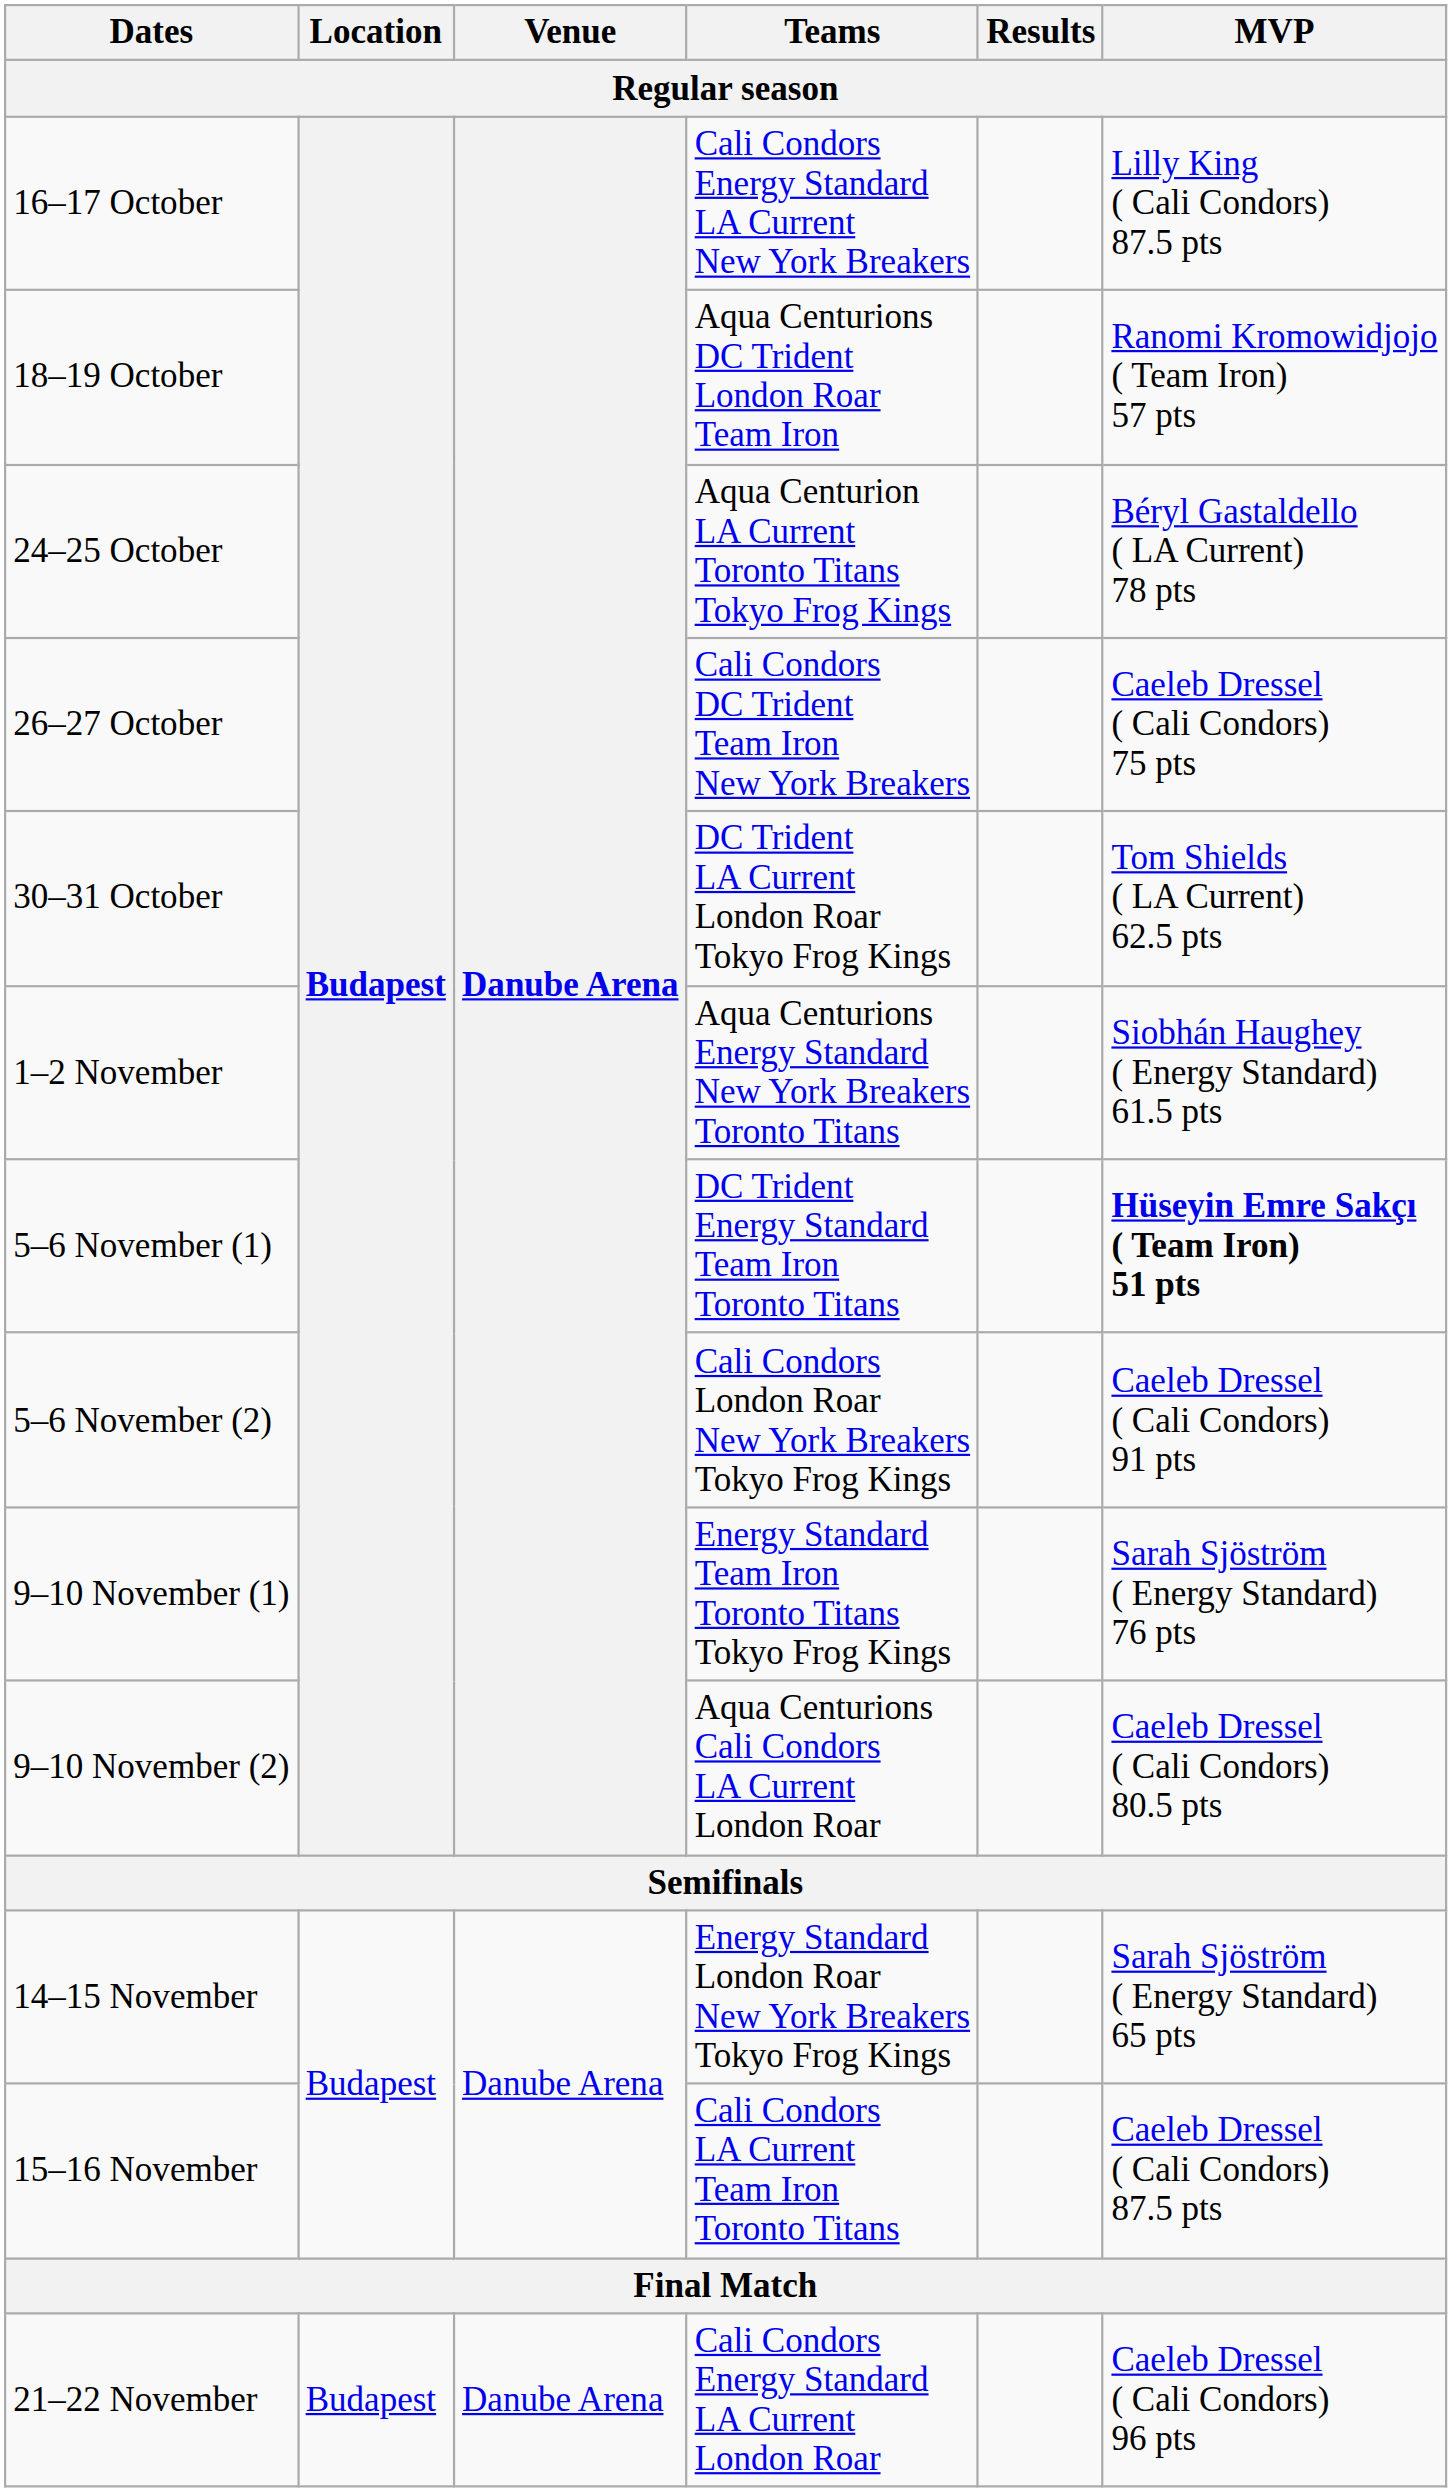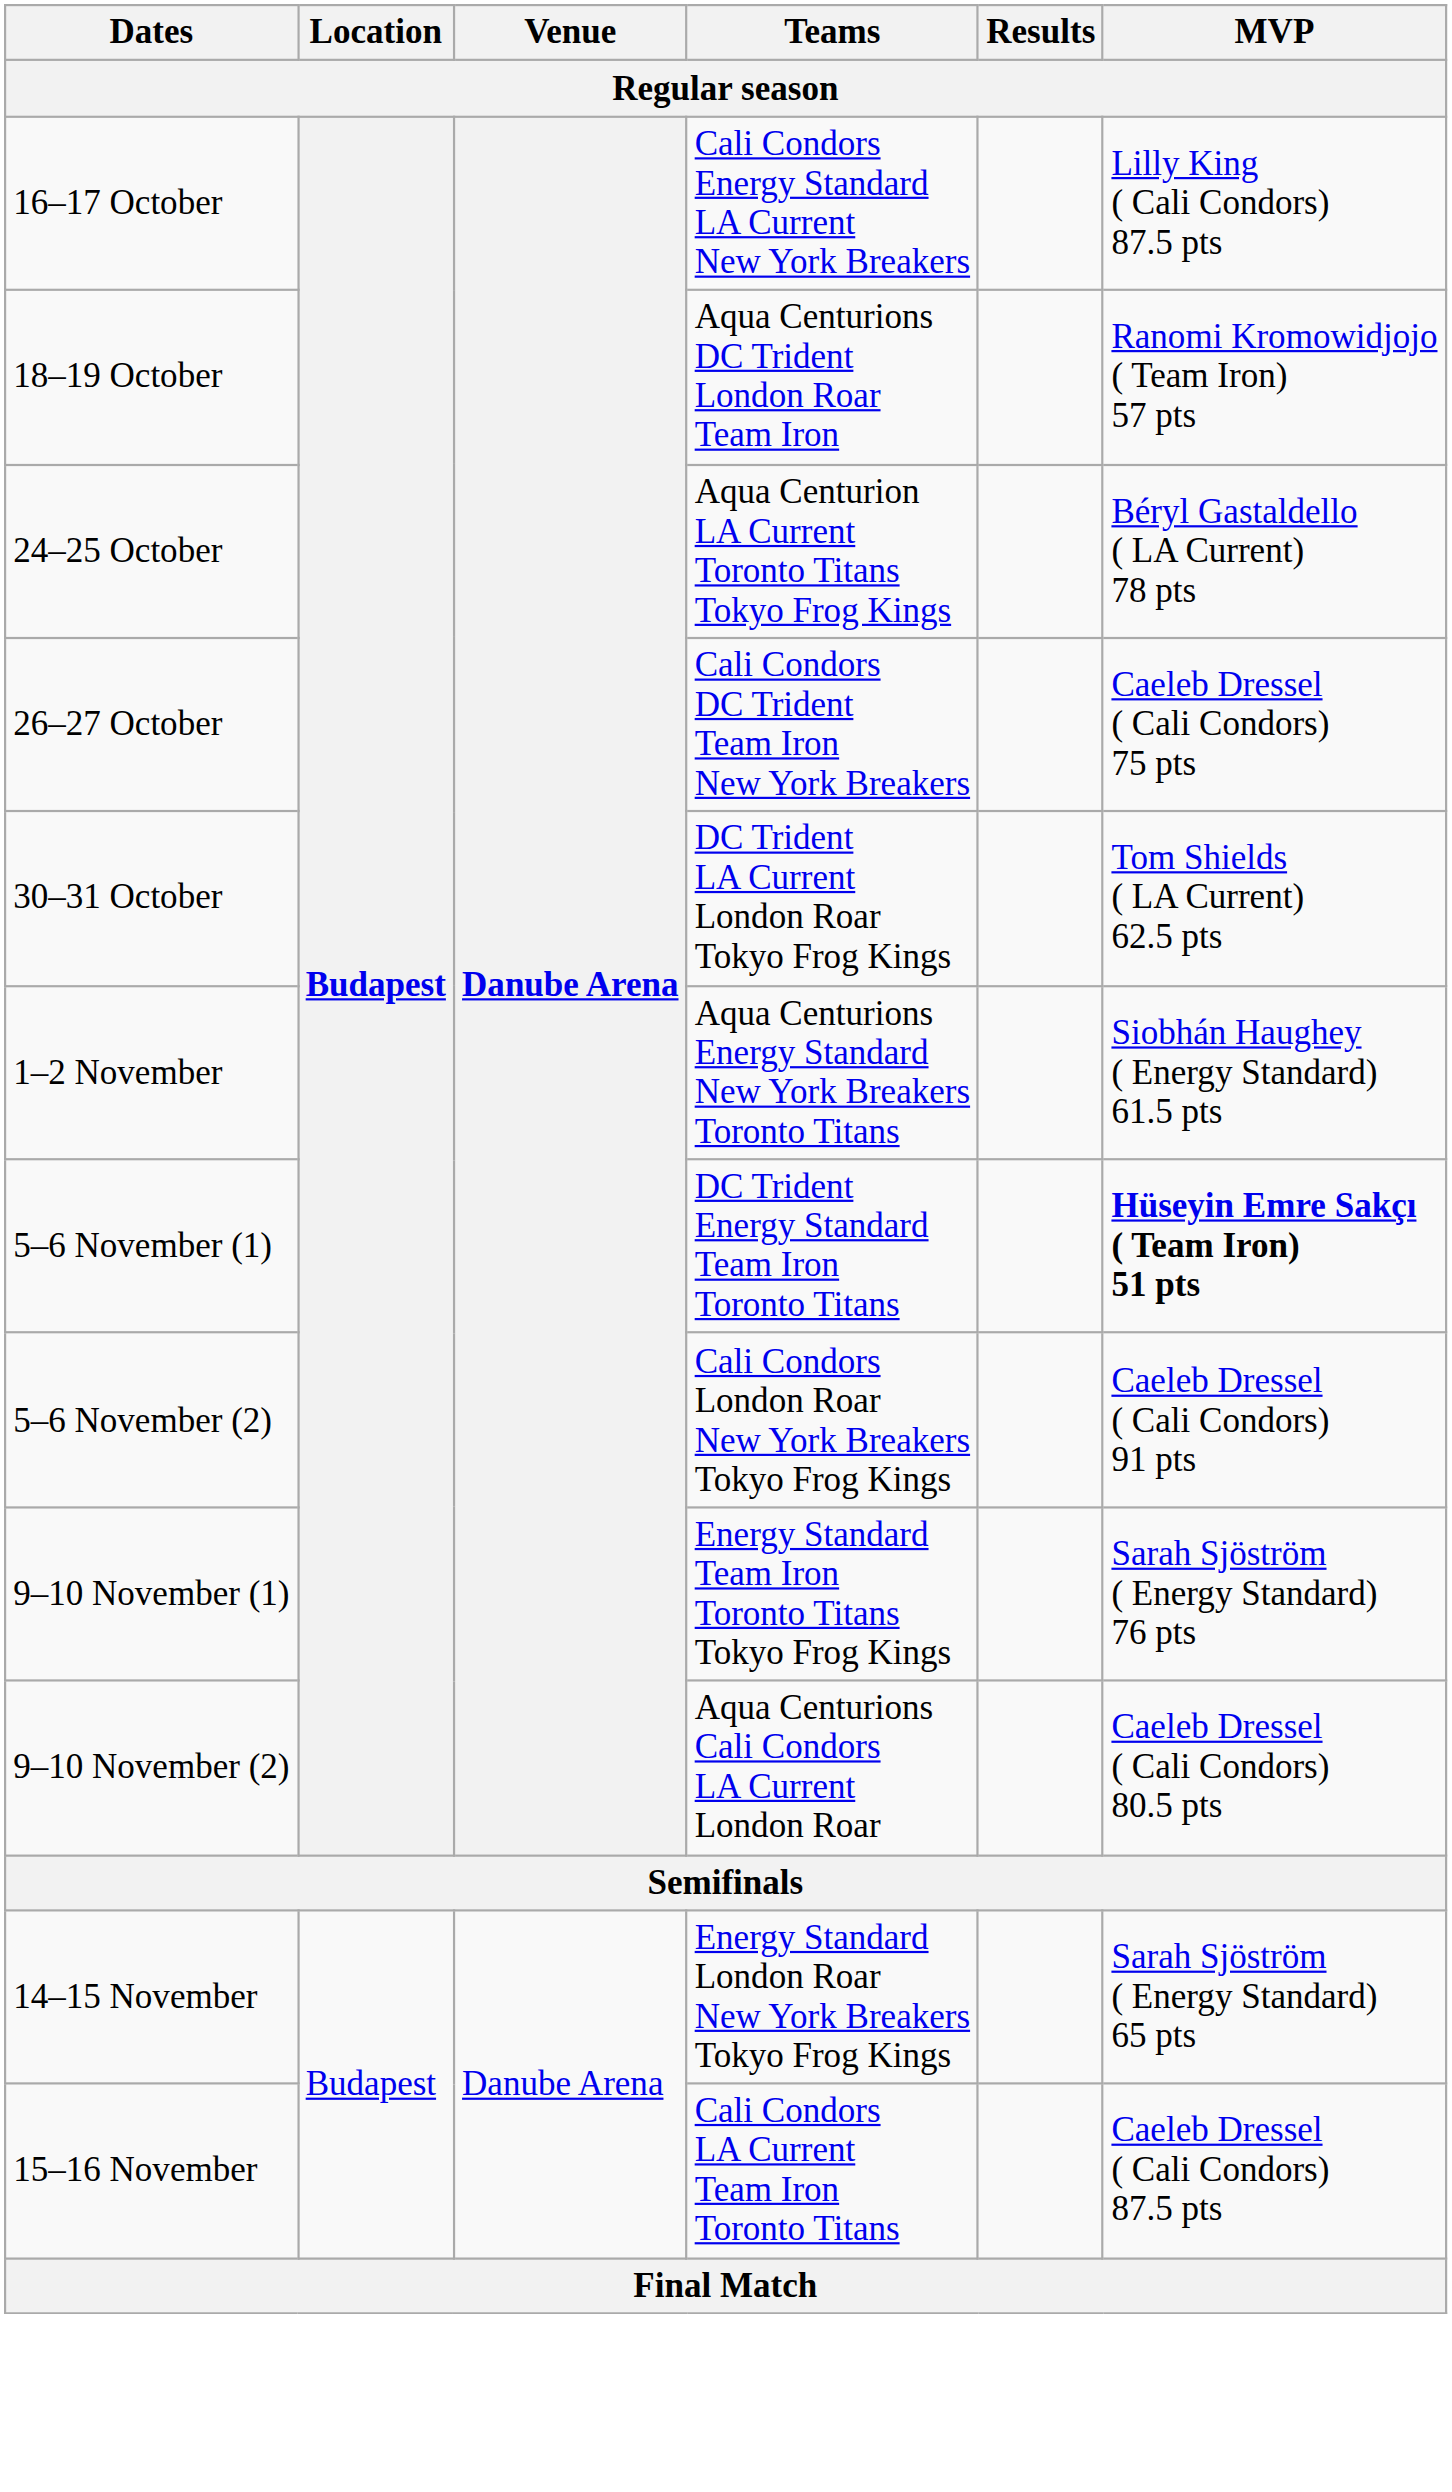- row: (135, 2399)
